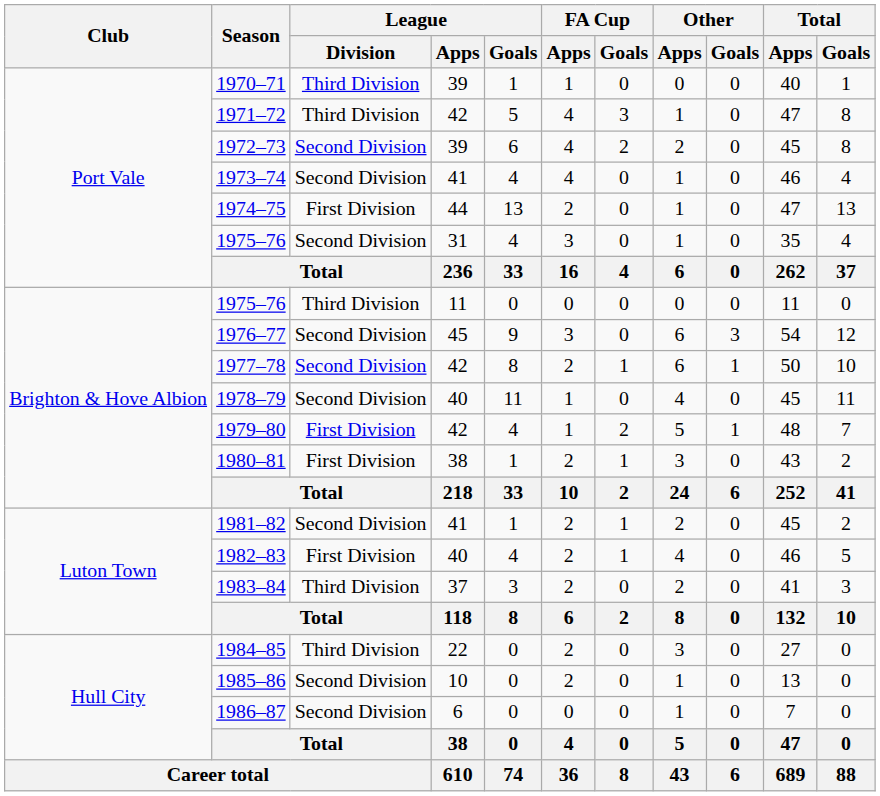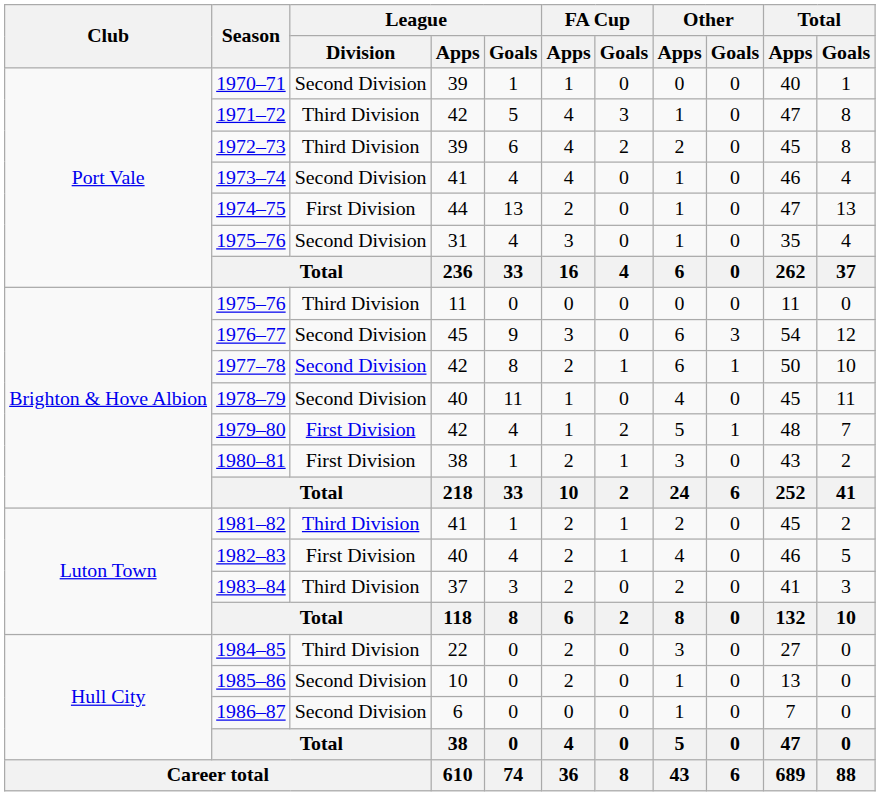(361, 83) Third Division -> (361, 83) Second Division
(361, 146) Second Division -> (361, 146) Third Division
(361, 523) Second Division -> (361, 523) Third Division
